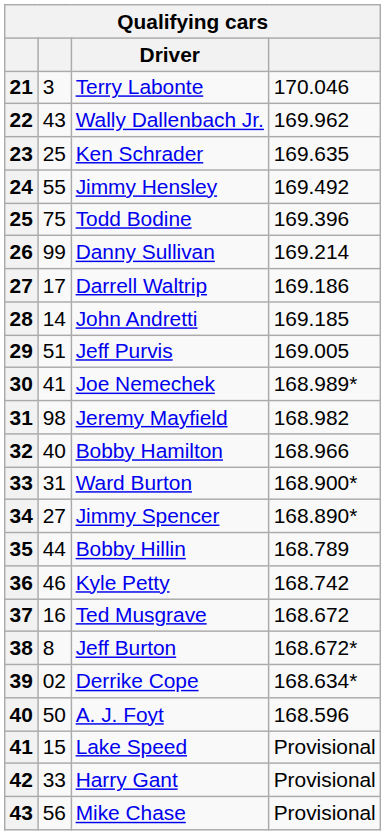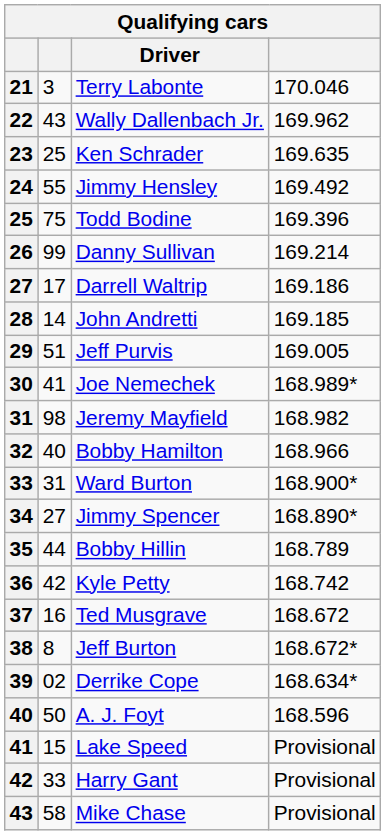(54, 582) 46 -> (54, 582) 42
(54, 813) 56 -> (54, 813) 58
